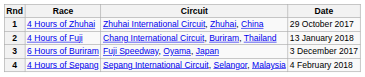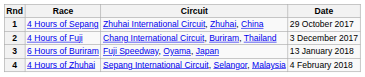(61, 24) 4 Hours of Zhuhai -> (63, 24) 4 Hours of Sepang
(322, 38) 13 January 2018 -> (324, 38) 3 December 2017
(324, 51) 3 December 2017 -> (322, 51) 13 January 2018
(63, 65) 4 Hours of Sepang -> (61, 65) 4 Hours of Zhuhai
